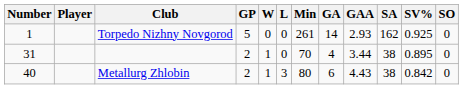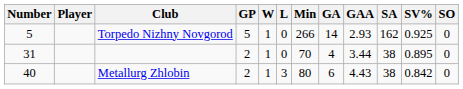(29, 34) 1 -> (29, 34) 5
(268, 34) 0 -> (268, 34) 1
(305, 34) 261 -> (305, 34) 266
